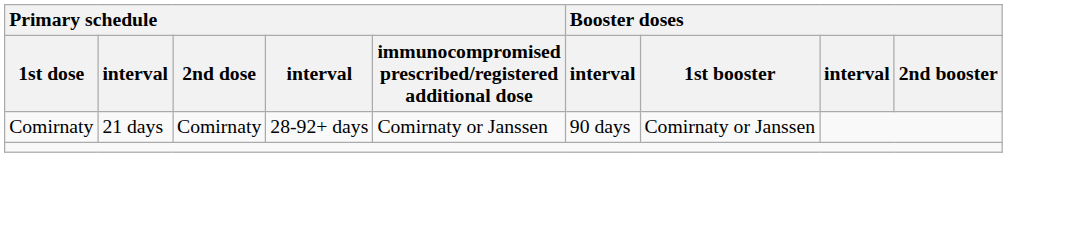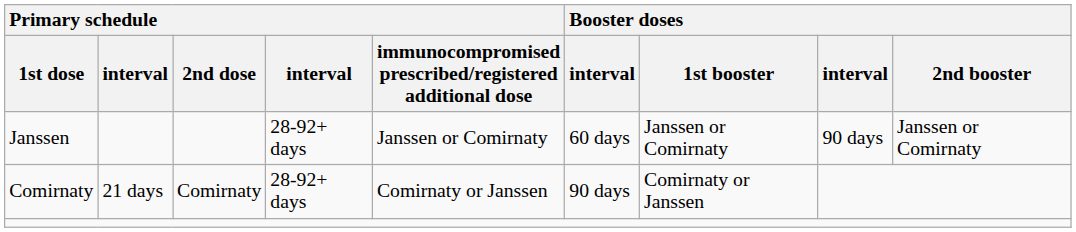+ row: (39, 137)
